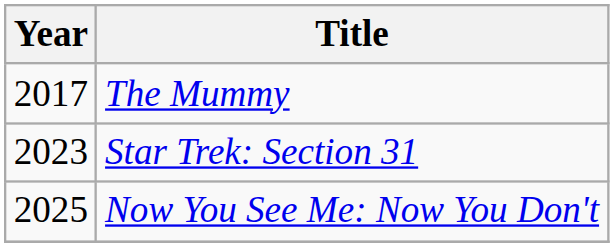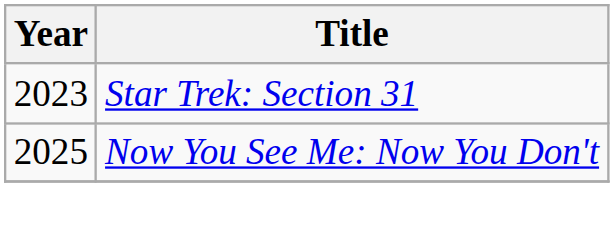- row: (197, 92)
